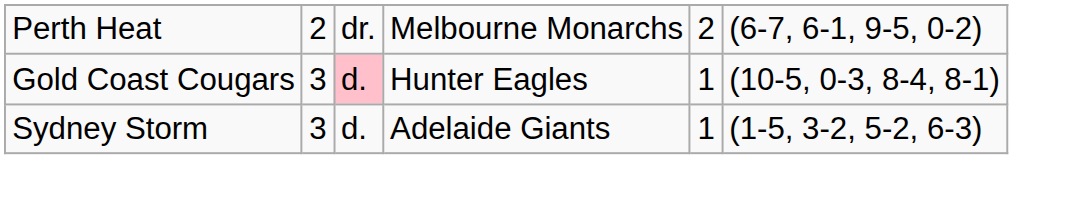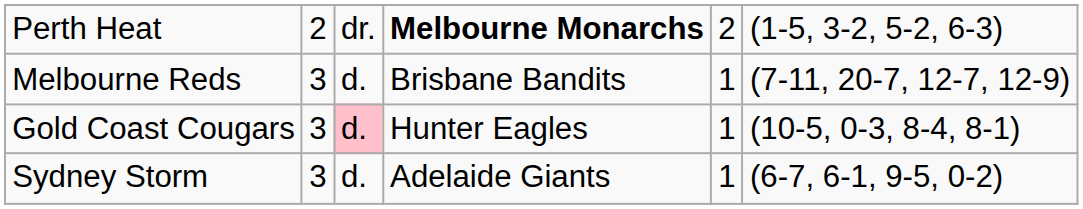(537, 29) normal -> (547, 29) bold
(856, 29) (6-7, 6-1, 9-5, 0-2) -> (877, 29) (1-5, 3-2, 5-2, 6-3)
+ row: (127, 78)
(856, 128) (1-5, 3-2, 5-2, 6-3) -> (877, 177) (6-7, 6-1, 9-5, 0-2)
